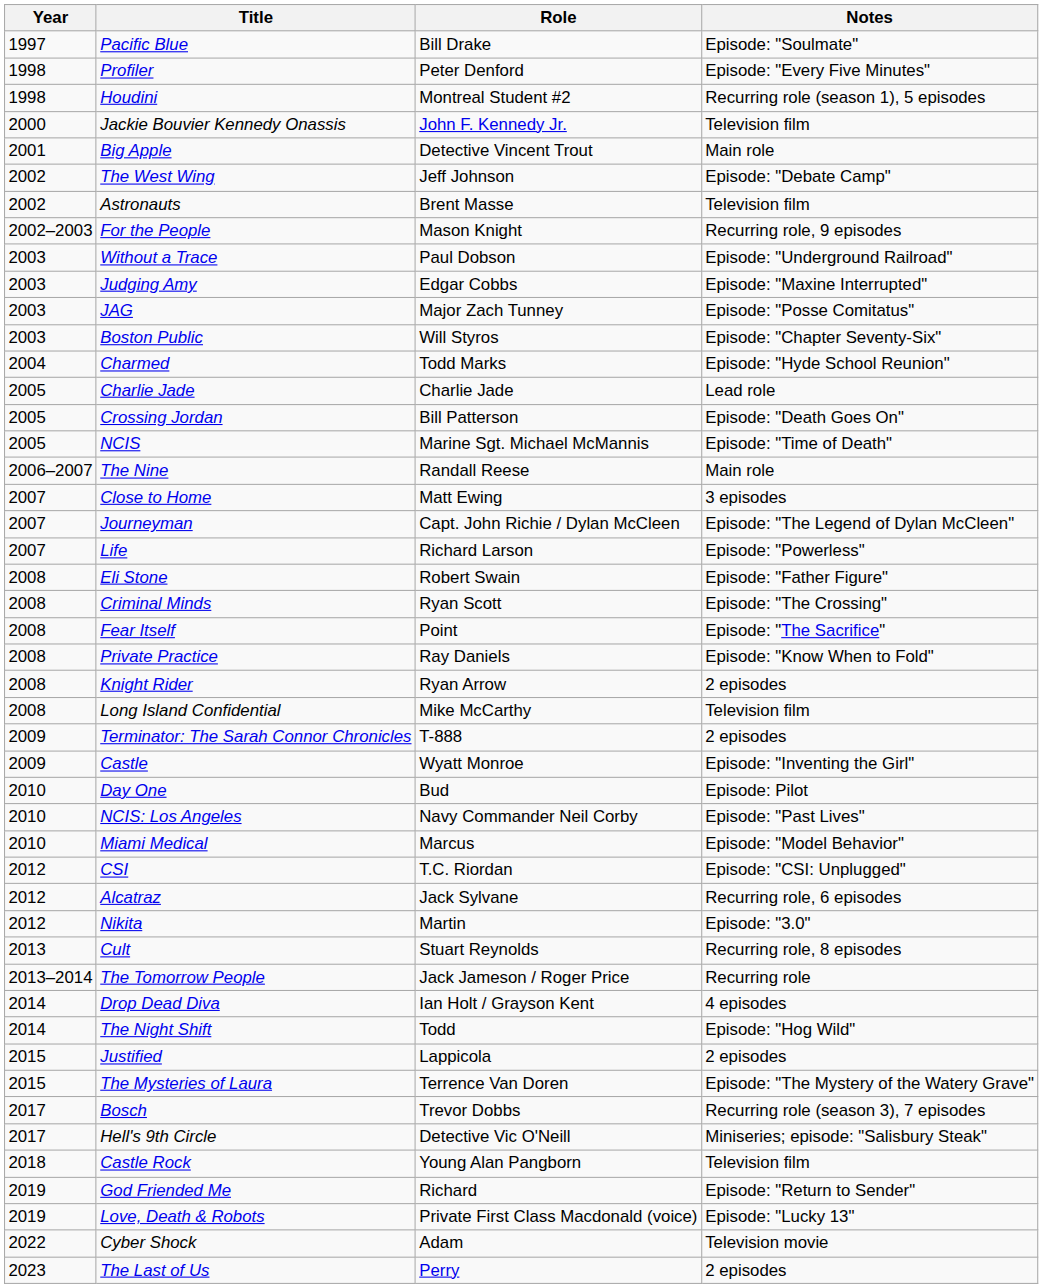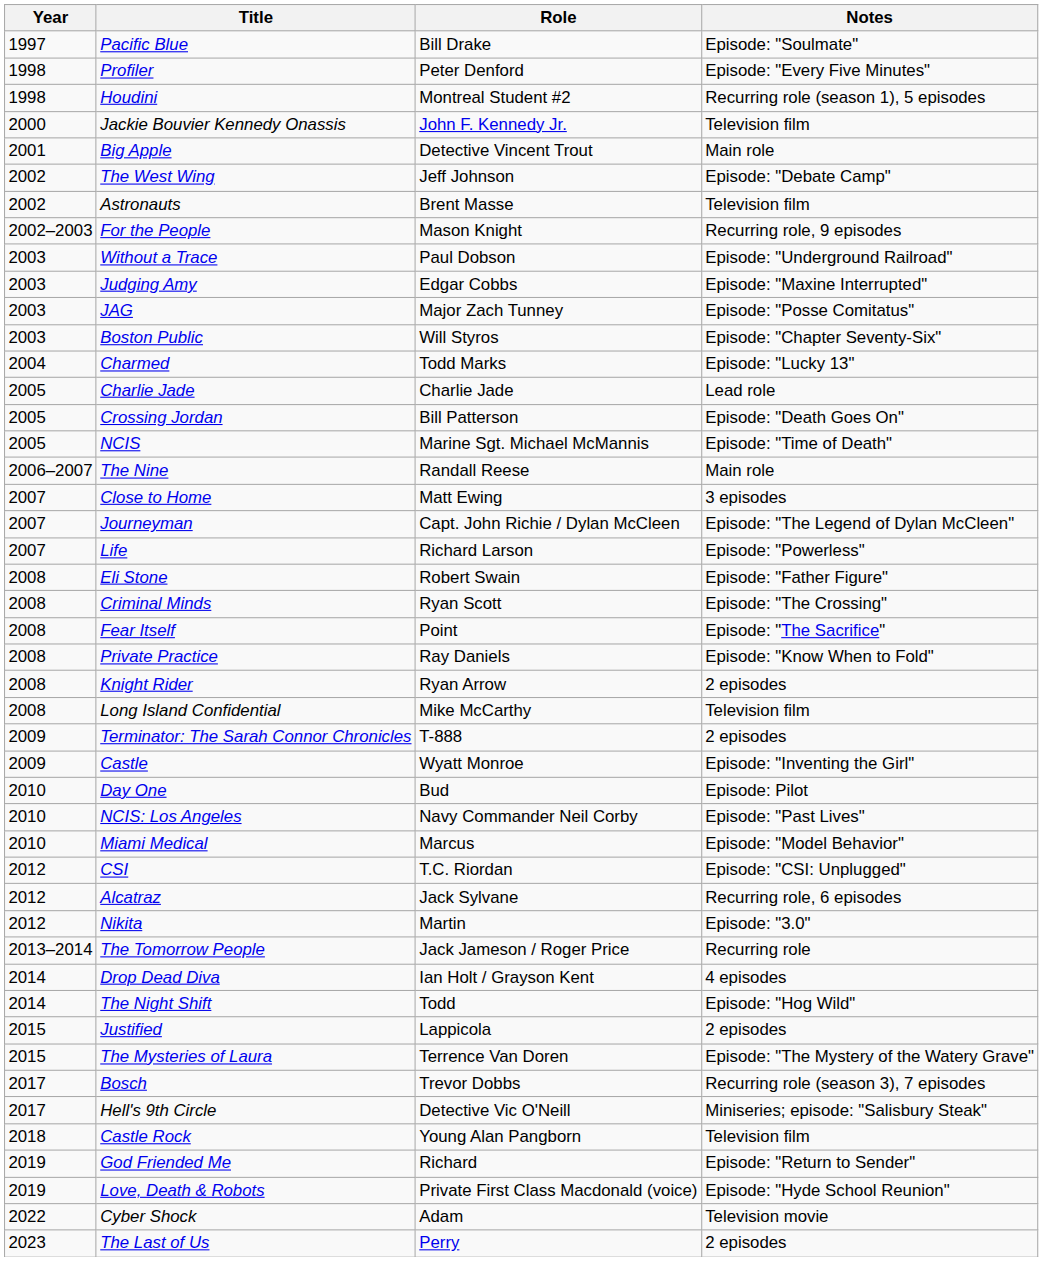(827, 364) Episode: "Hyde School Reunion" -> (780, 364) Episode: "Lucky 13"
- row: (115, 950)
(780, 1216) Episode: "Lucky 13" -> (827, 1190) Episode: "Hyde School Reunion"
